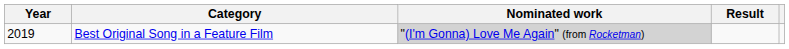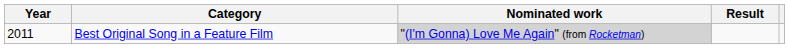(21, 33) 2019 -> (20, 33) 2011
